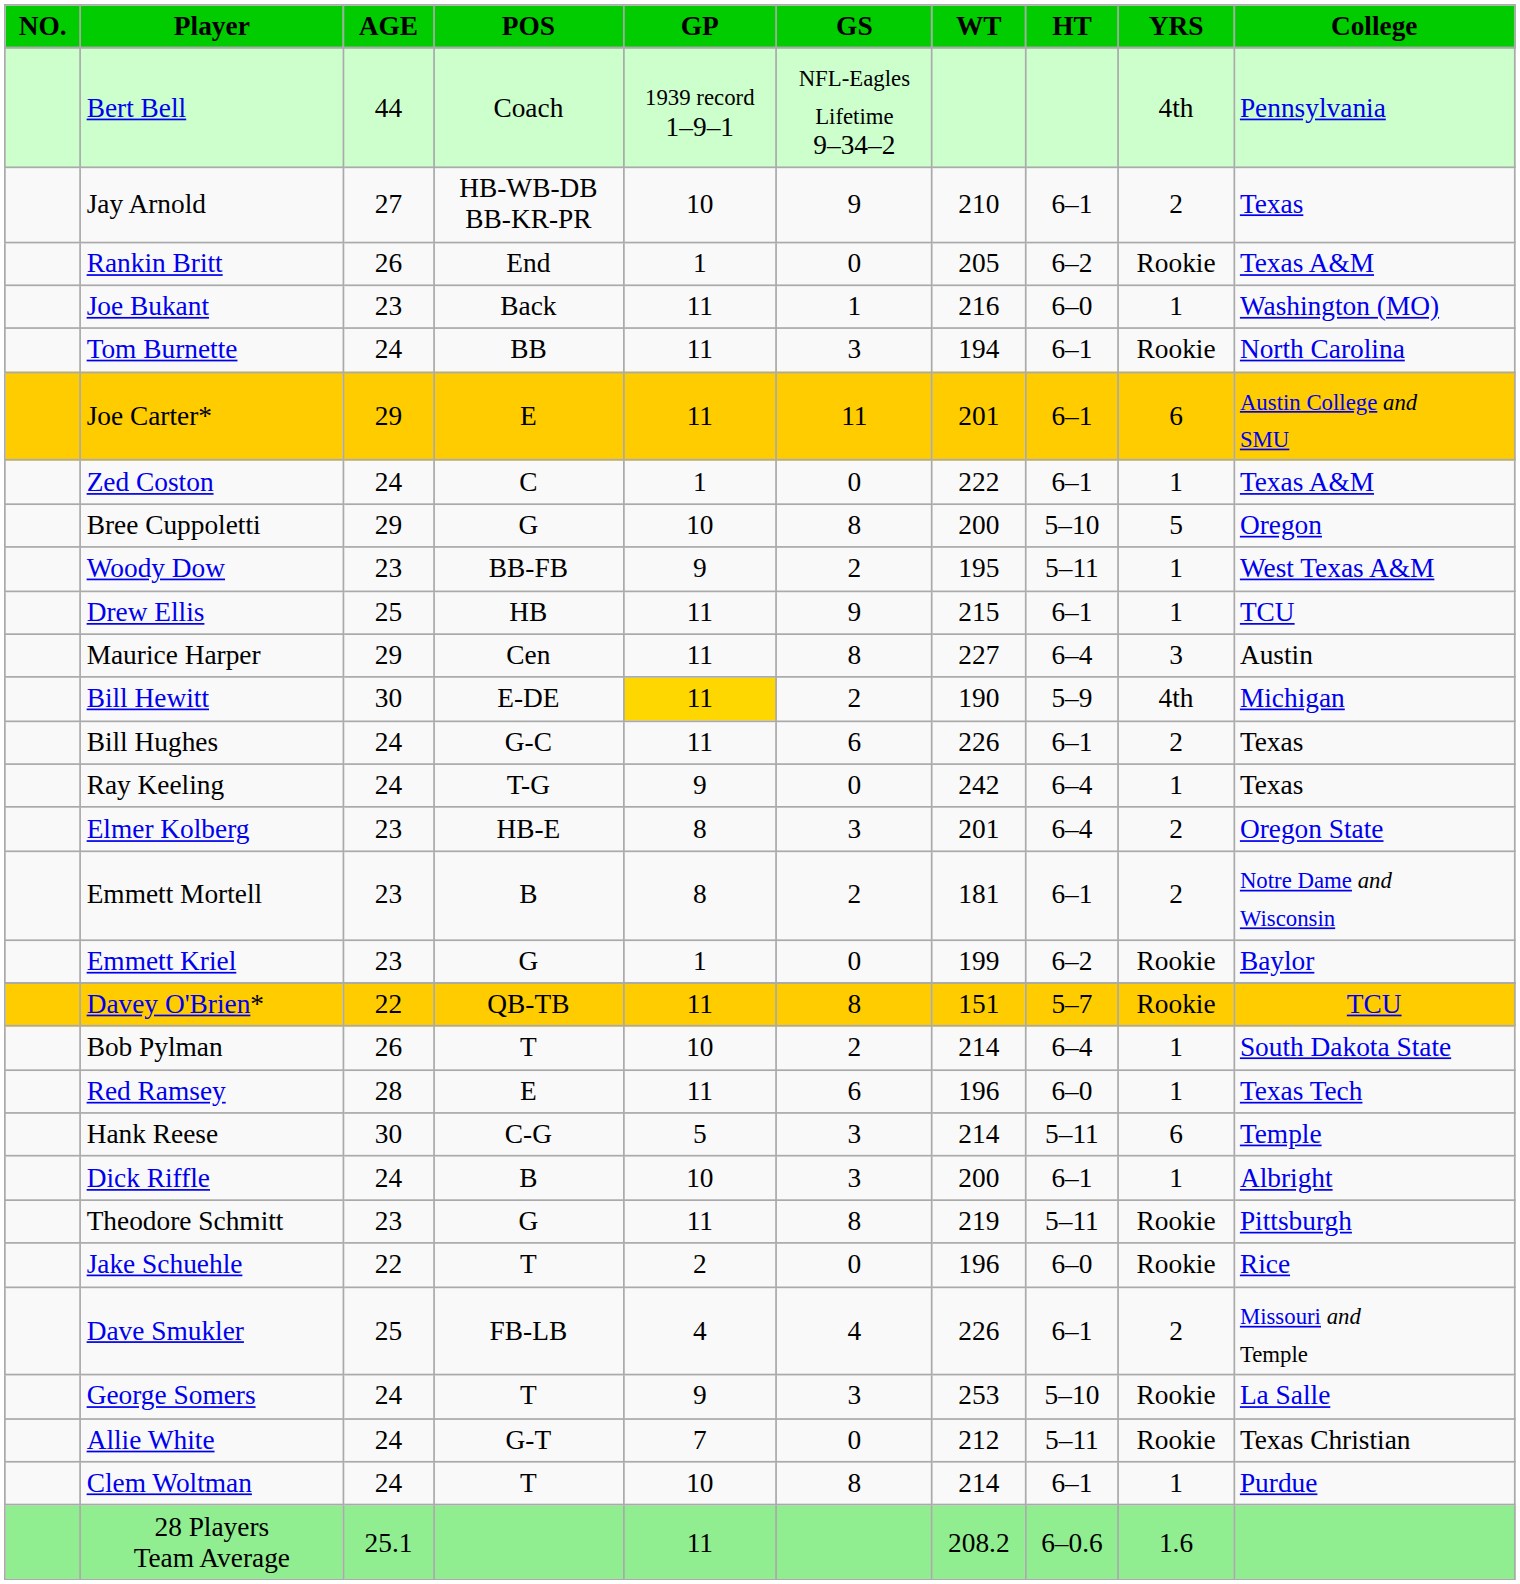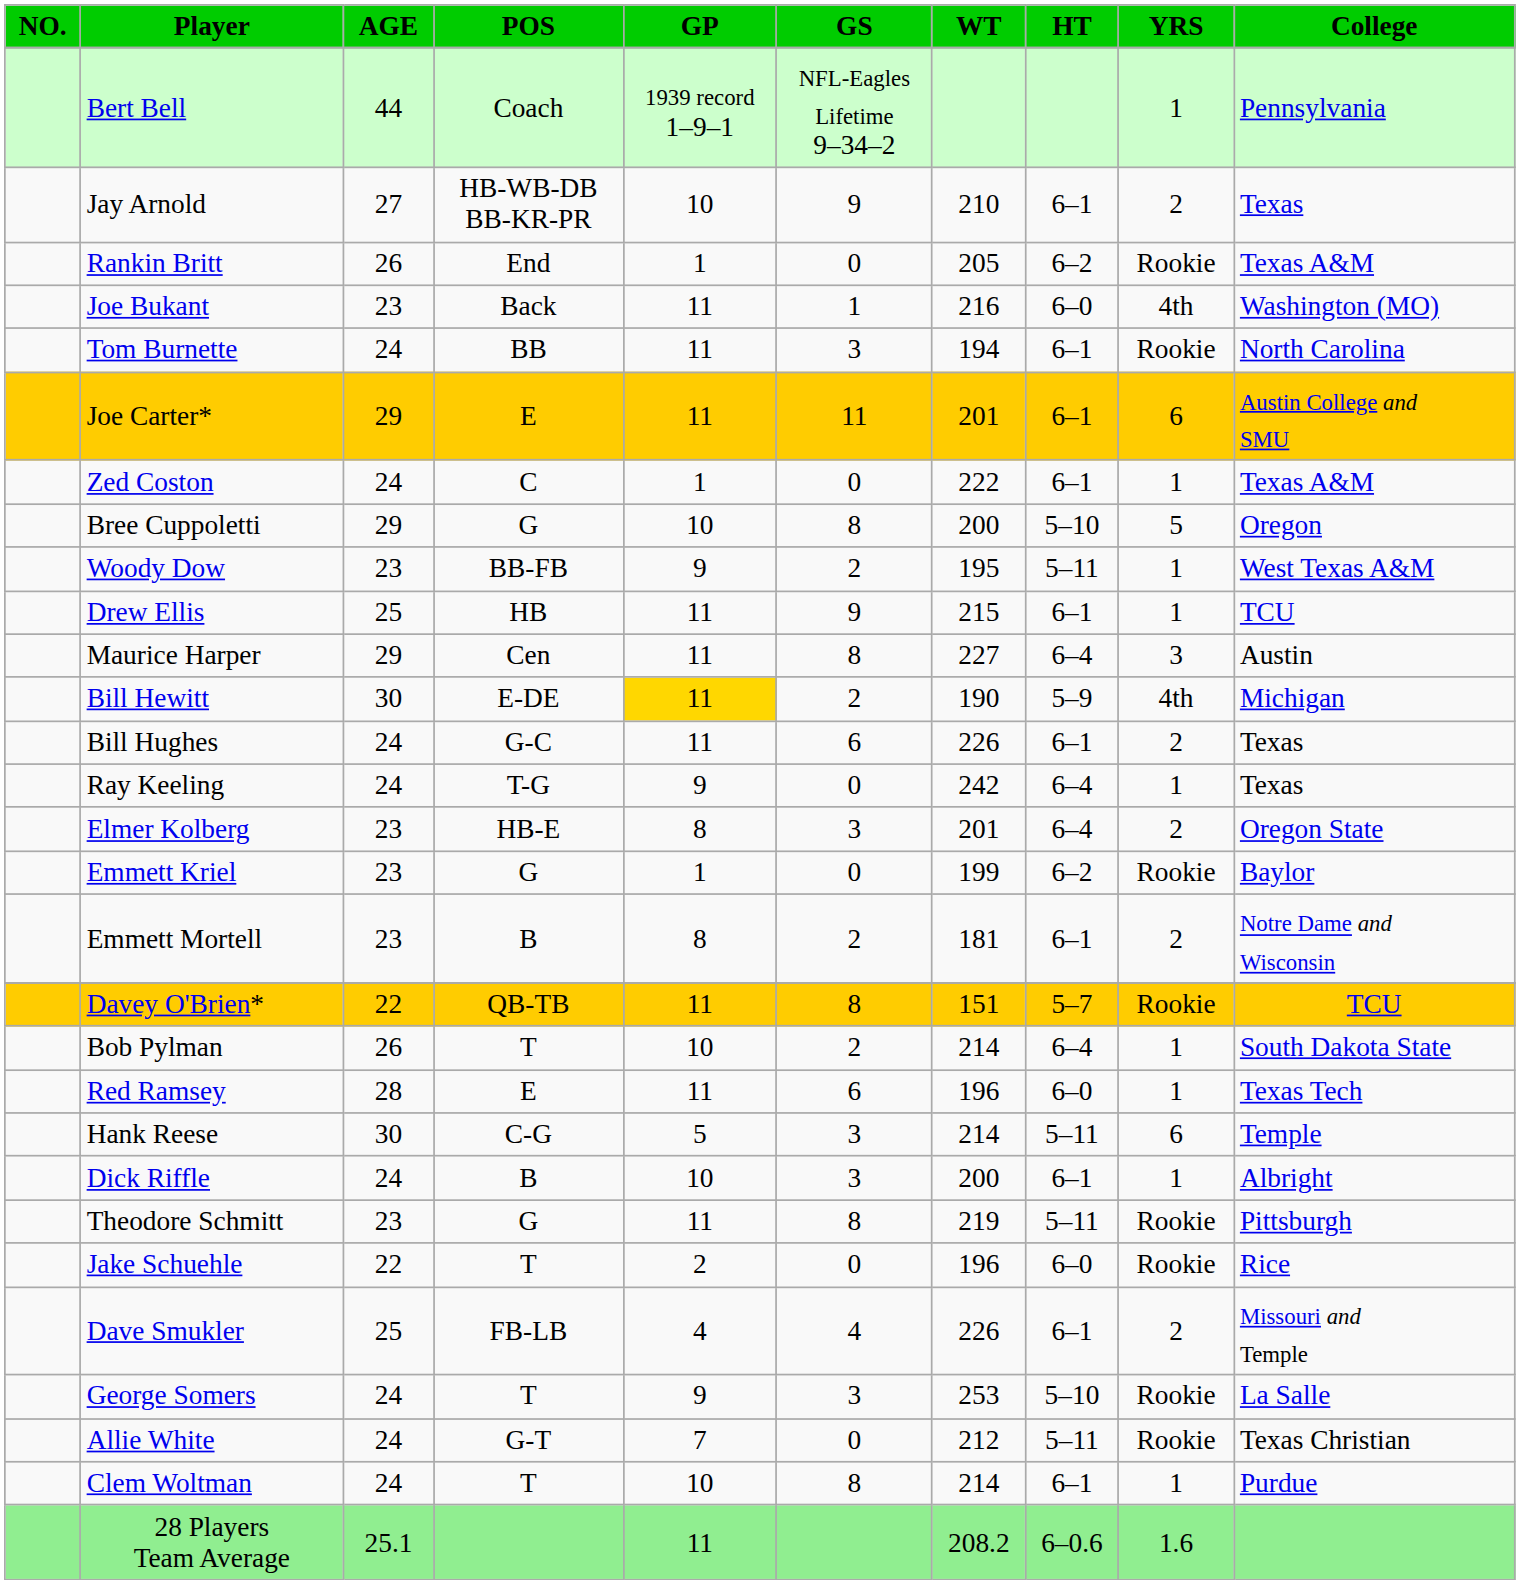(1176, 107) 4th -> (1176, 107) 1
(1176, 306) 1 -> (1176, 306) 4th
rows swapped: (161, 960) <-> (174, 894)
